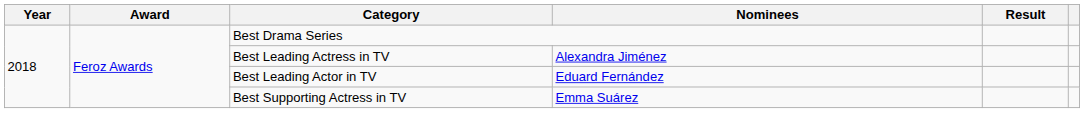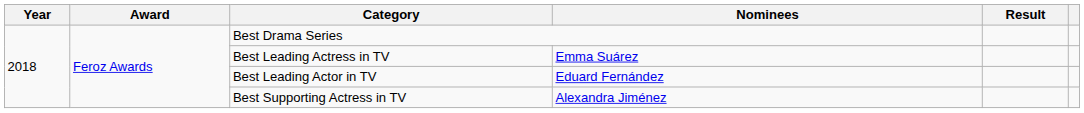(611, 56) Alexandra Jiménez -> (597, 56) Emma Suárez
(597, 98) Emma Suárez -> (611, 98) Alexandra Jiménez
